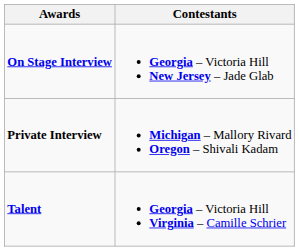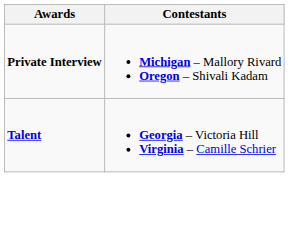- row: (60, 61)
